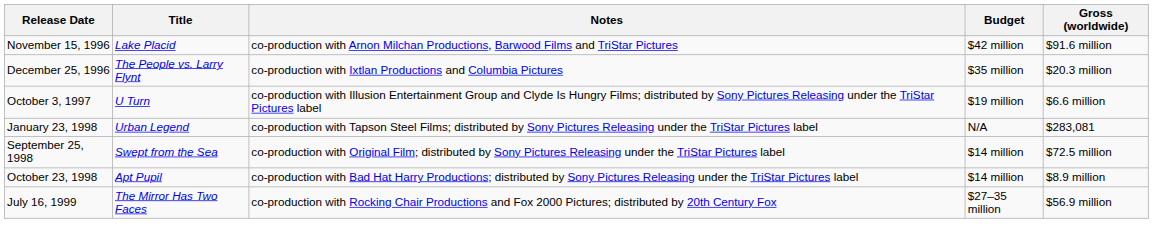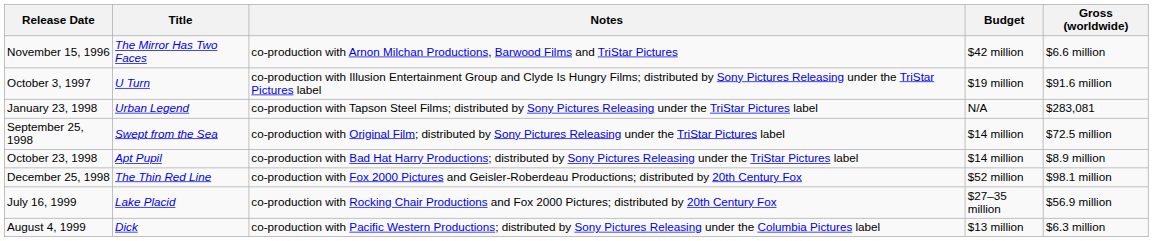(145, 45) Lake Placid -> (166, 51) The Mirror Has Two Faces
(1079, 45) $91.6 million -> (1076, 51) $6.6 million
- row: (58, 70)
(1076, 102) $6.6 million -> (1079, 83) $91.6 million
+ row: (58, 177)
(166, 202) The Mirror Has Two Faces -> (145, 202) Lake Placid
+ row: (46, 227)
